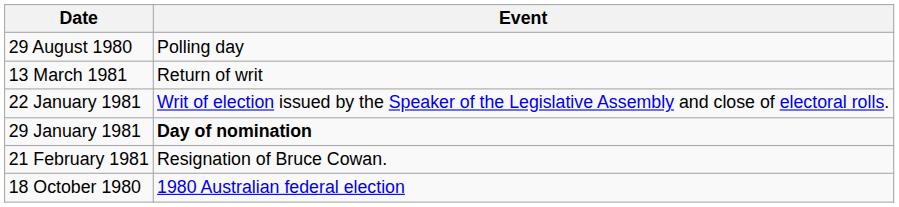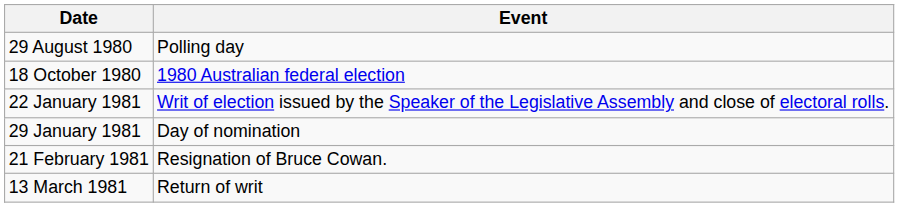rows swapped: (75, 187) <-> (68, 74)
(234, 131) bold -> (229, 131) normal
